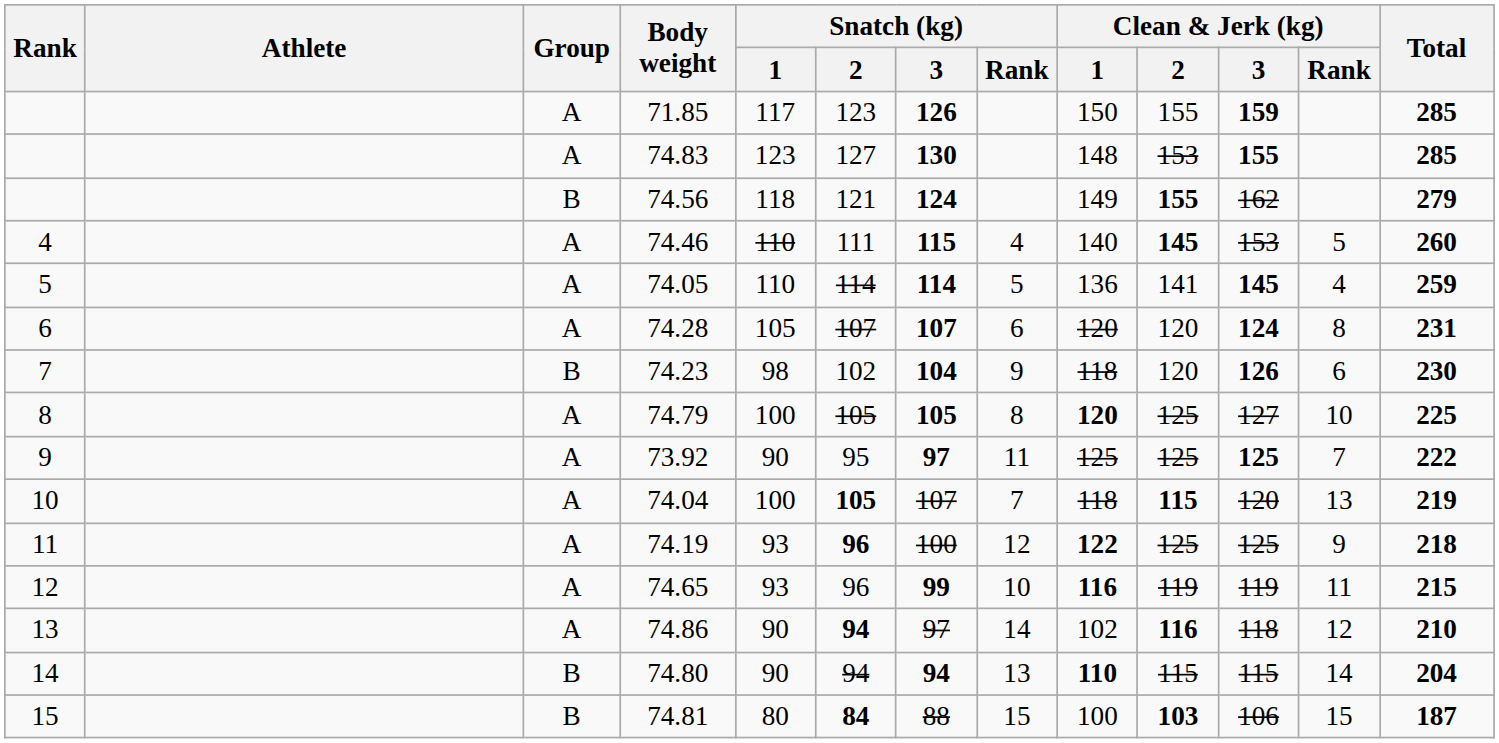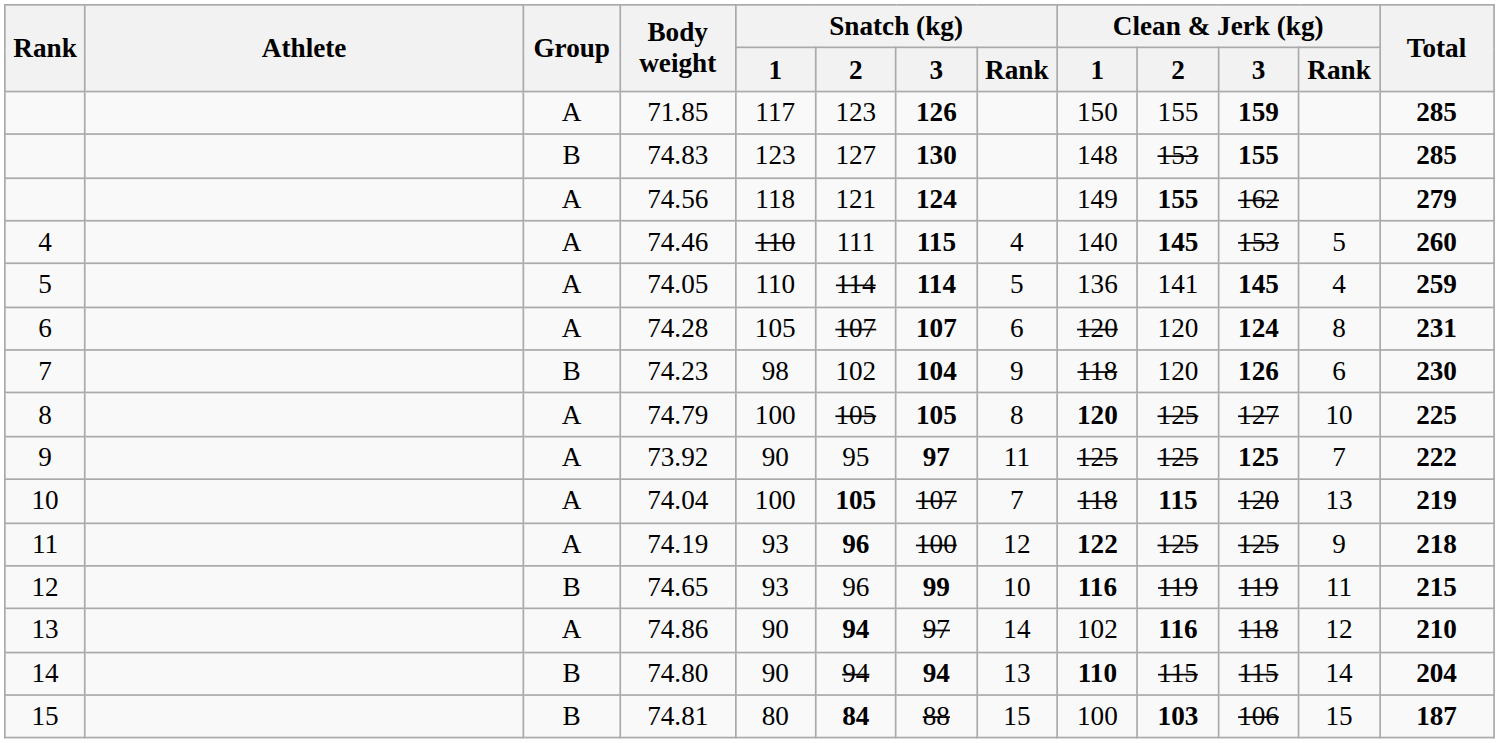(572, 155) A -> (572, 155) B
(572, 198) B -> (572, 198) A
(572, 586) A -> (572, 586) B
